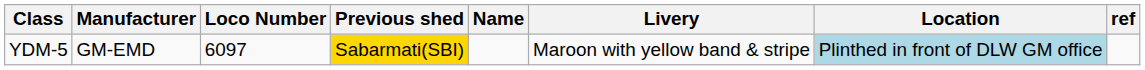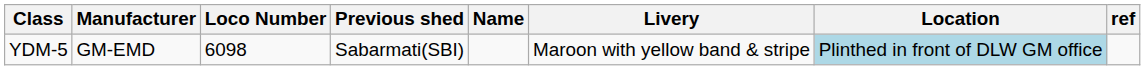(226, 49) 6097 -> (226, 49) 6098
(400, 49) gold background -> (400, 49) no background
